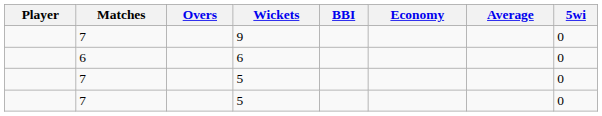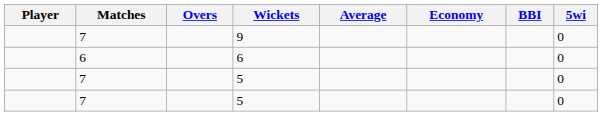columns swapped: (510, 15) <-> (344, 15)
